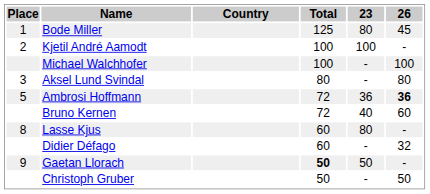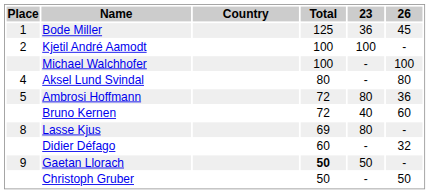(366, 31) 80 -> (366, 31) 36
(23, 80) 3 -> (23, 80) 4
(366, 97) 36 -> (366, 97) 80
(404, 97) bold -> (404, 97) normal
(323, 130) 60 -> (323, 130) 69
